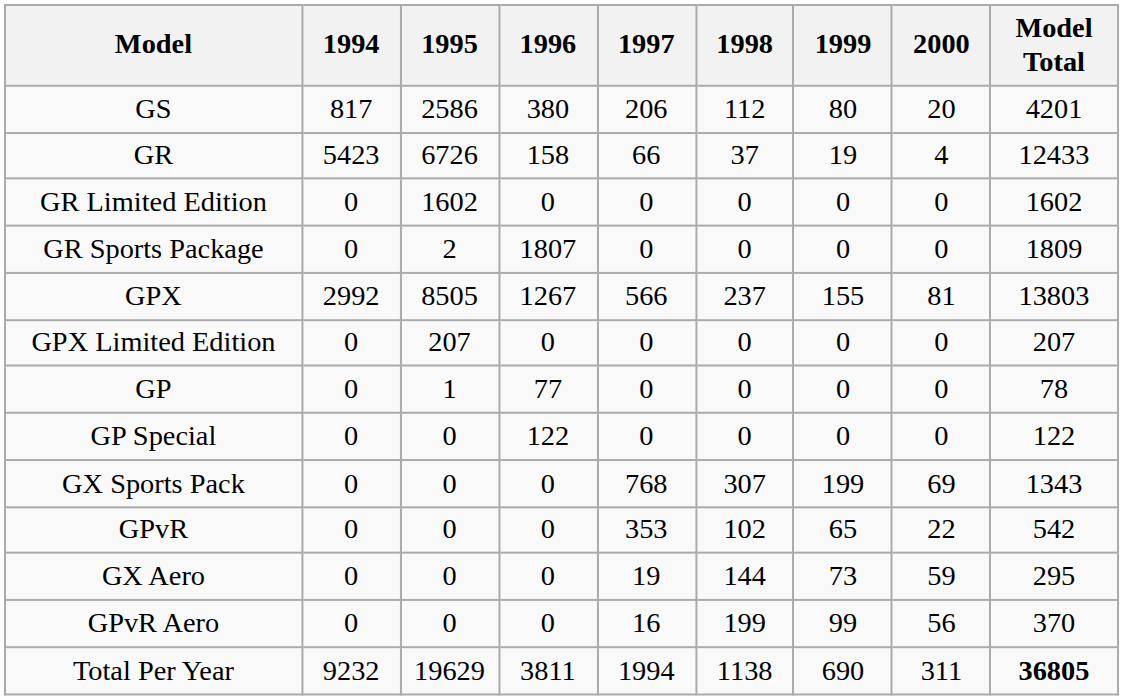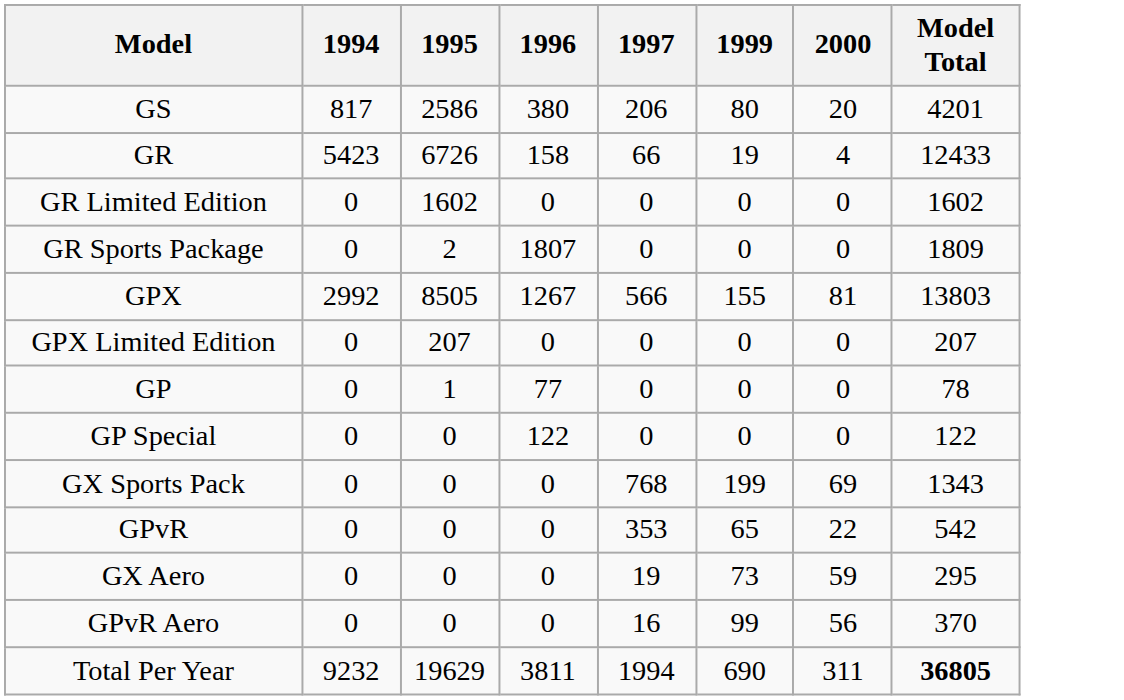- column: (745, 45)
